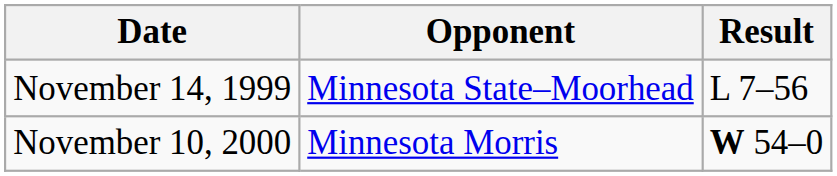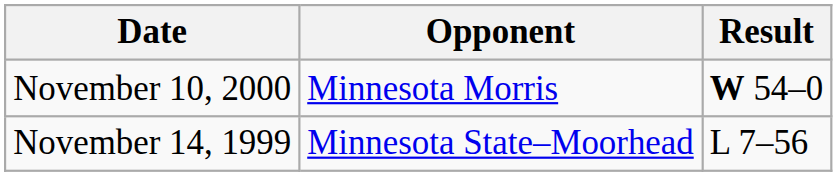rows swapped: (152, 87) <-> (152, 142)
